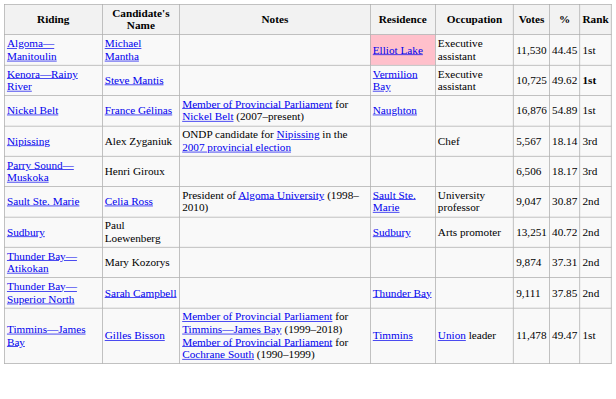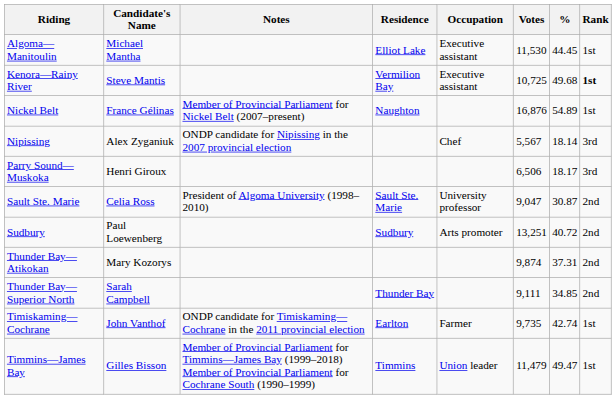(398, 50) pink background -> (400, 50) no background
(565, 80) 49.62 -> (565, 80) 49.68
(565, 292) 37.85 -> (565, 292) 34.85
+ row: (42, 323)
(531, 335) 11,478 -> (531, 366) 11,479
